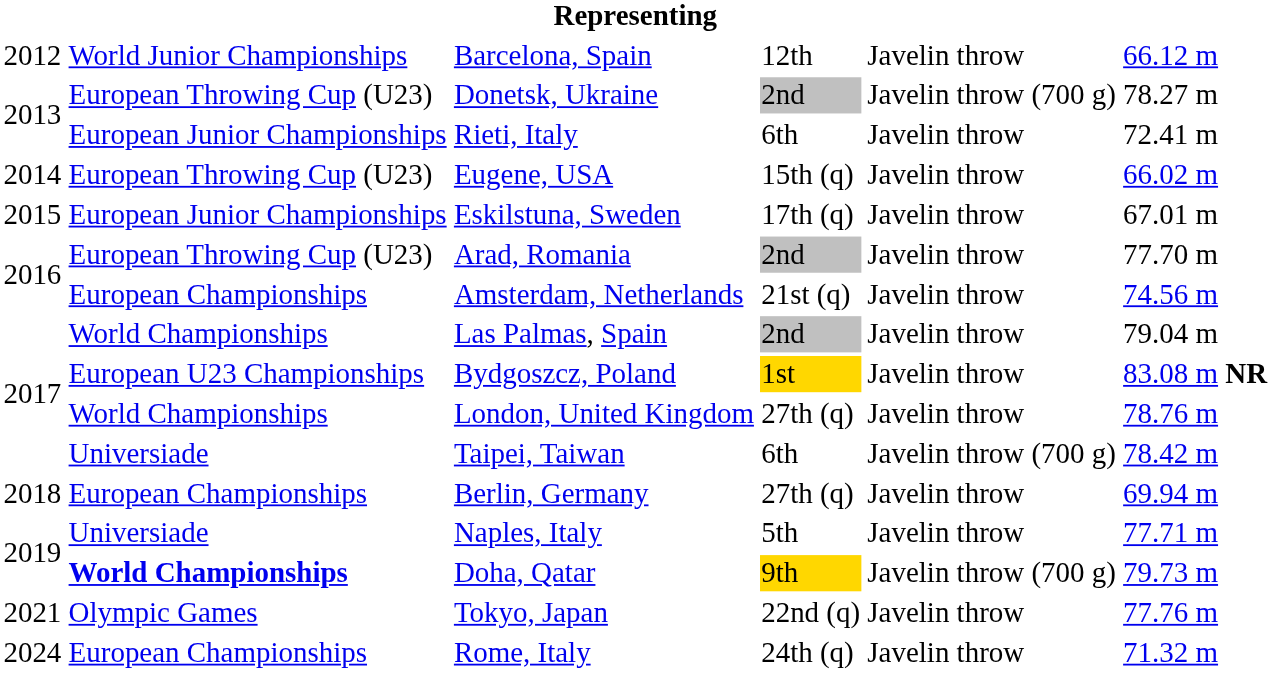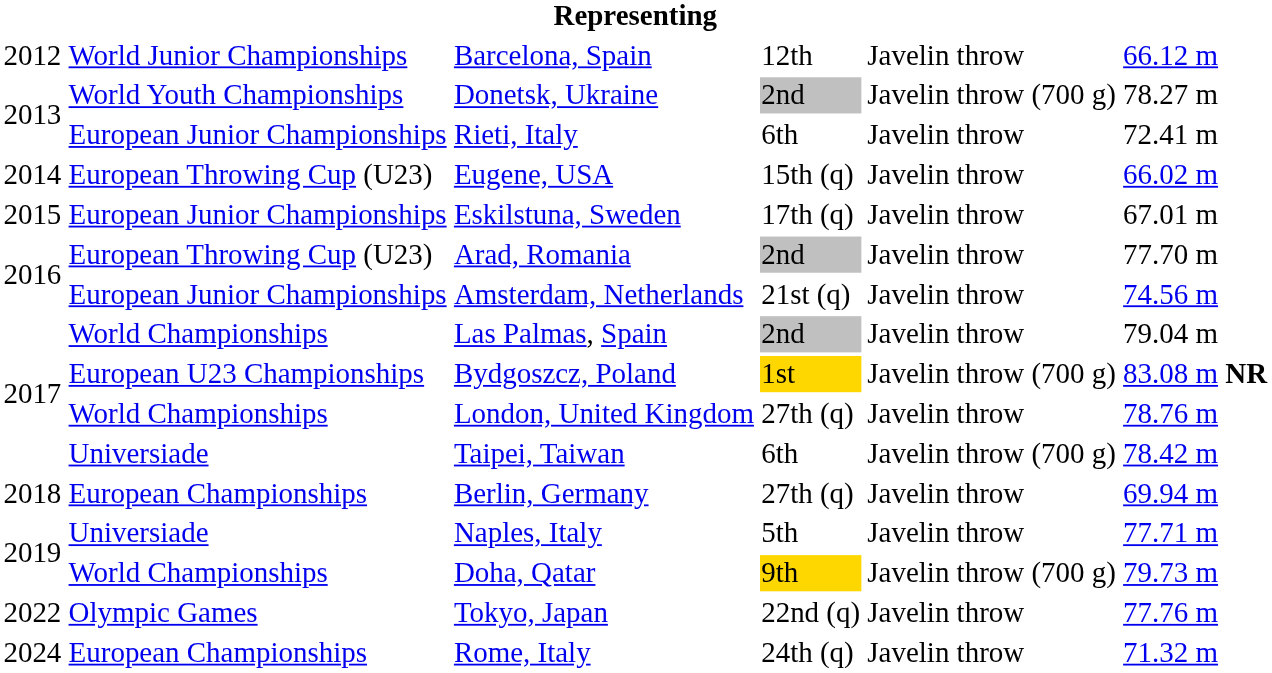(251, 94) European Throwing Cup (U23) -> (236, 94) World Youth Championships
(218, 294) European Championships -> (258, 294) European Junior Championships
(946, 373) Javelin throw -> (992, 373) Javelin throw (700 g)
(208, 572) bold -> (198, 572) normal
(32, 612) 2021 -> (32, 612) 2022
